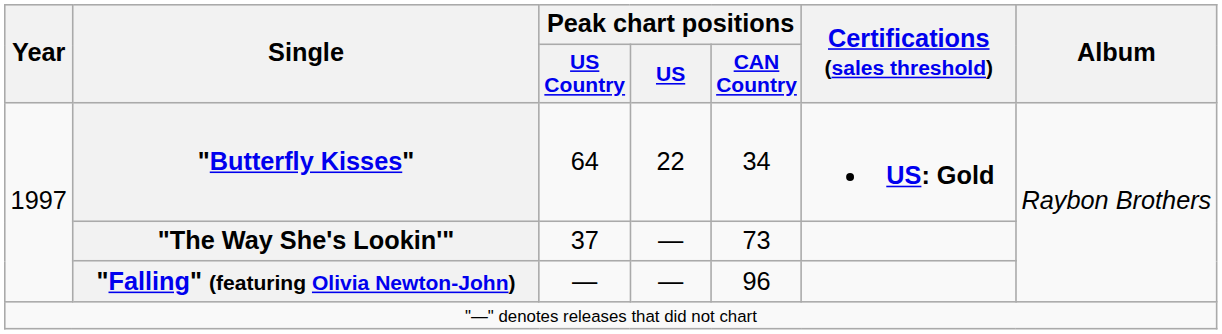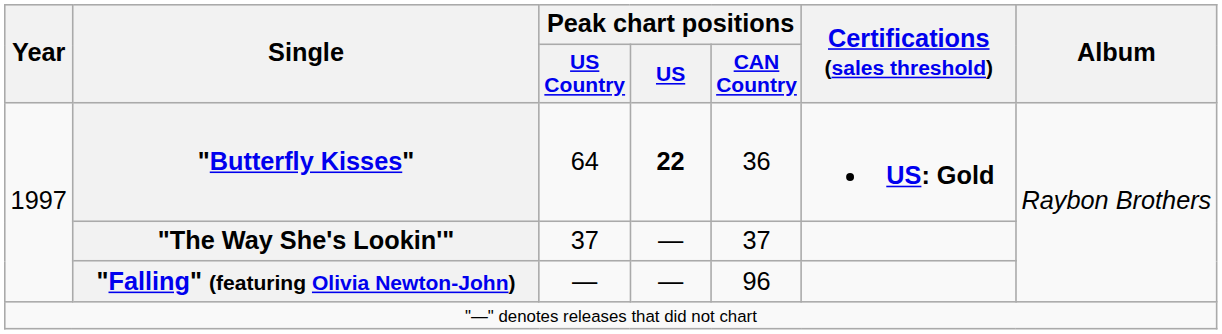(671, 161) normal -> (671, 161) bold
(756, 161) 34 -> (756, 161) 36
(756, 241) 73 -> (756, 241) 37
